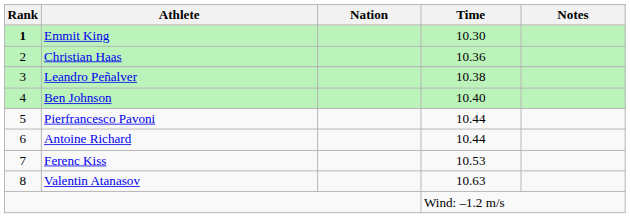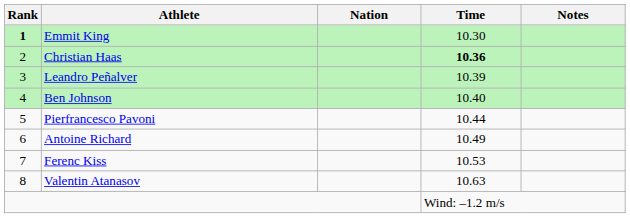(471, 56) normal -> (471, 56) bold
(471, 77) 10.38 -> (471, 77) 10.39
(471, 139) 10.44 -> (471, 139) 10.49
